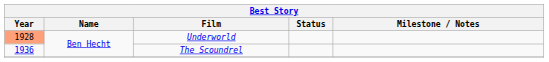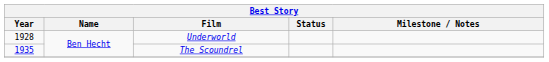(24, 37) lightsalmon background -> (24, 37) no background
(24, 50) 1936 -> (24, 50) 1935
